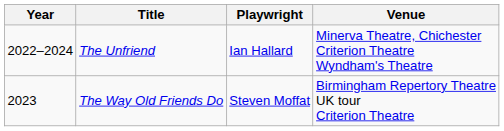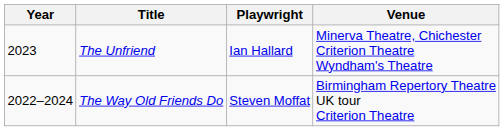(40, 50) 2022–2024 -> (22, 50) 2023
(22, 100) 2023 -> (40, 100) 2022–2024
